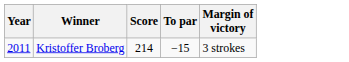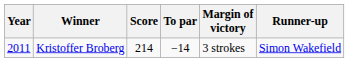+ column: (300, 21)
(180, 48) −15 -> (180, 48) −14
